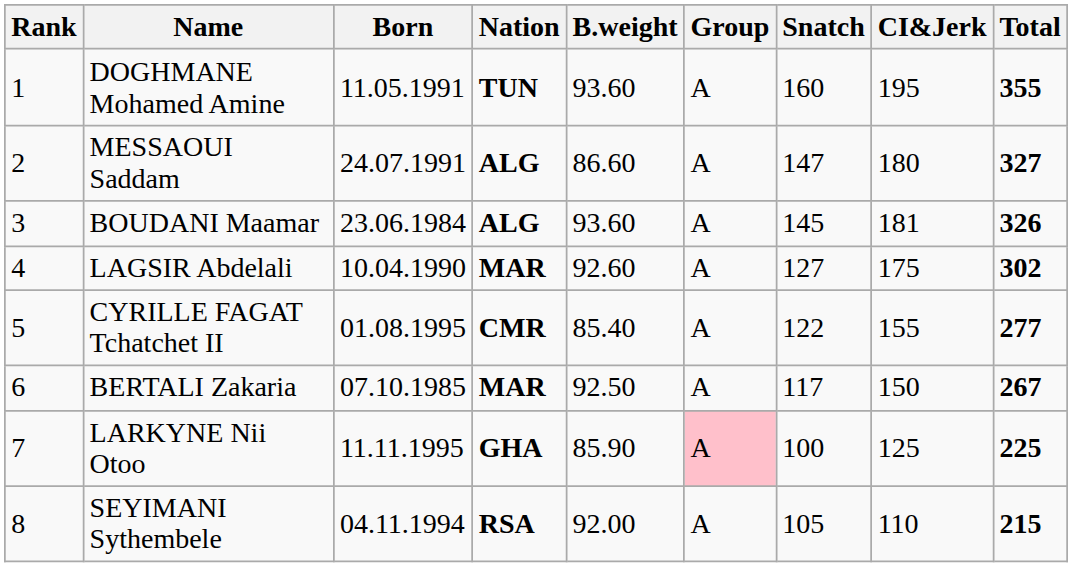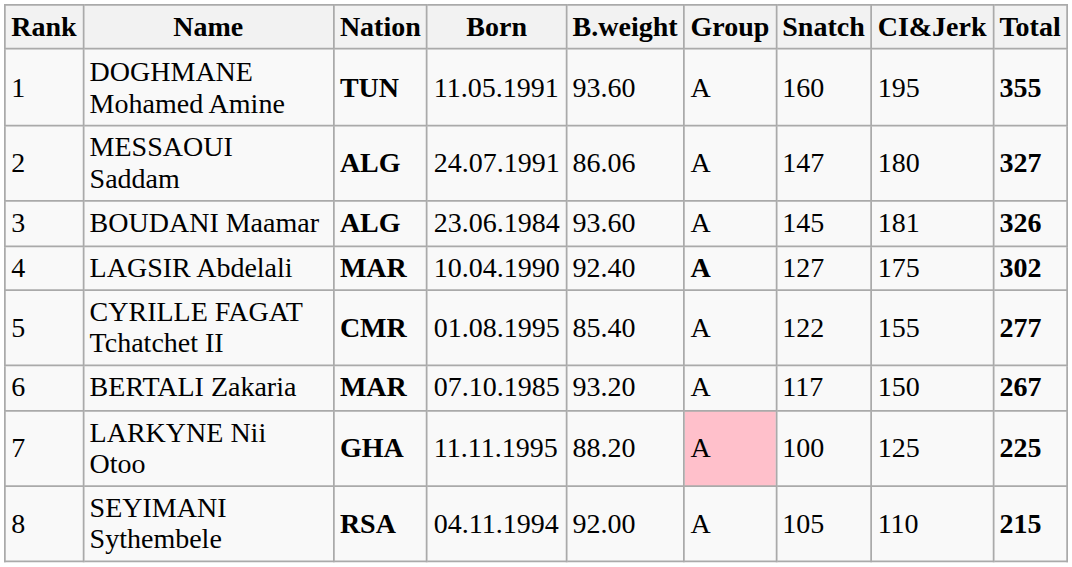columns swapped: (403, 26) <-> (519, 26)
(604, 162) 86.60 -> (604, 162) 86.06
(604, 267) 92.60 -> (604, 267) 92.40
(701, 267) normal -> (701, 267) bold
(604, 387) 92.50 -> (604, 387) 93.20
(604, 447) 85.90 -> (604, 447) 88.20
